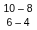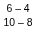rows swapped: (18, 22) <-> (18, 8)
